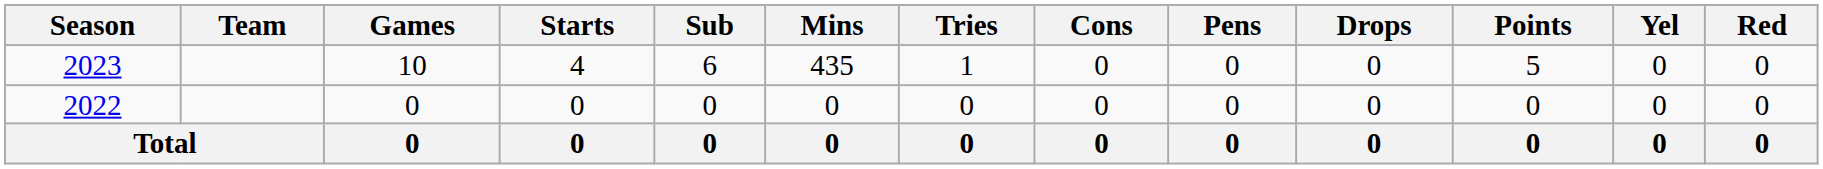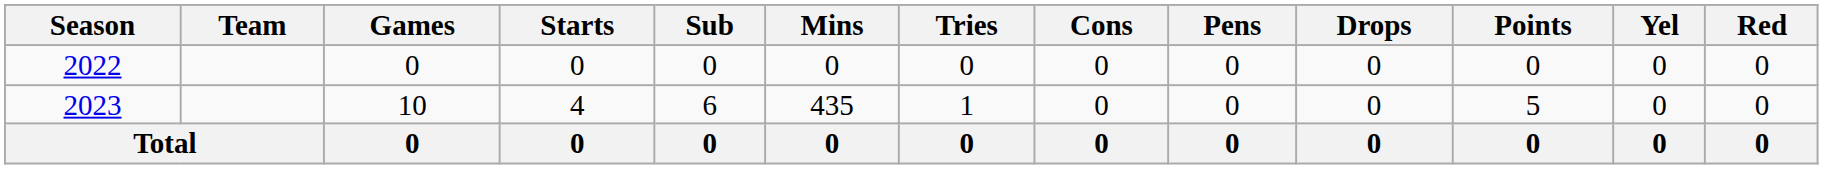rows swapped: (93, 104) <-> (93, 64)
